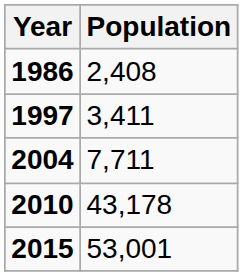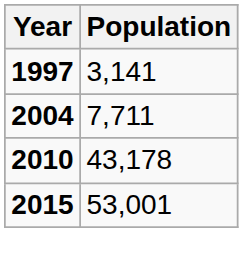- row: (42, 71)
(121, 115) 3,411 -> (122, 71) 3,141
